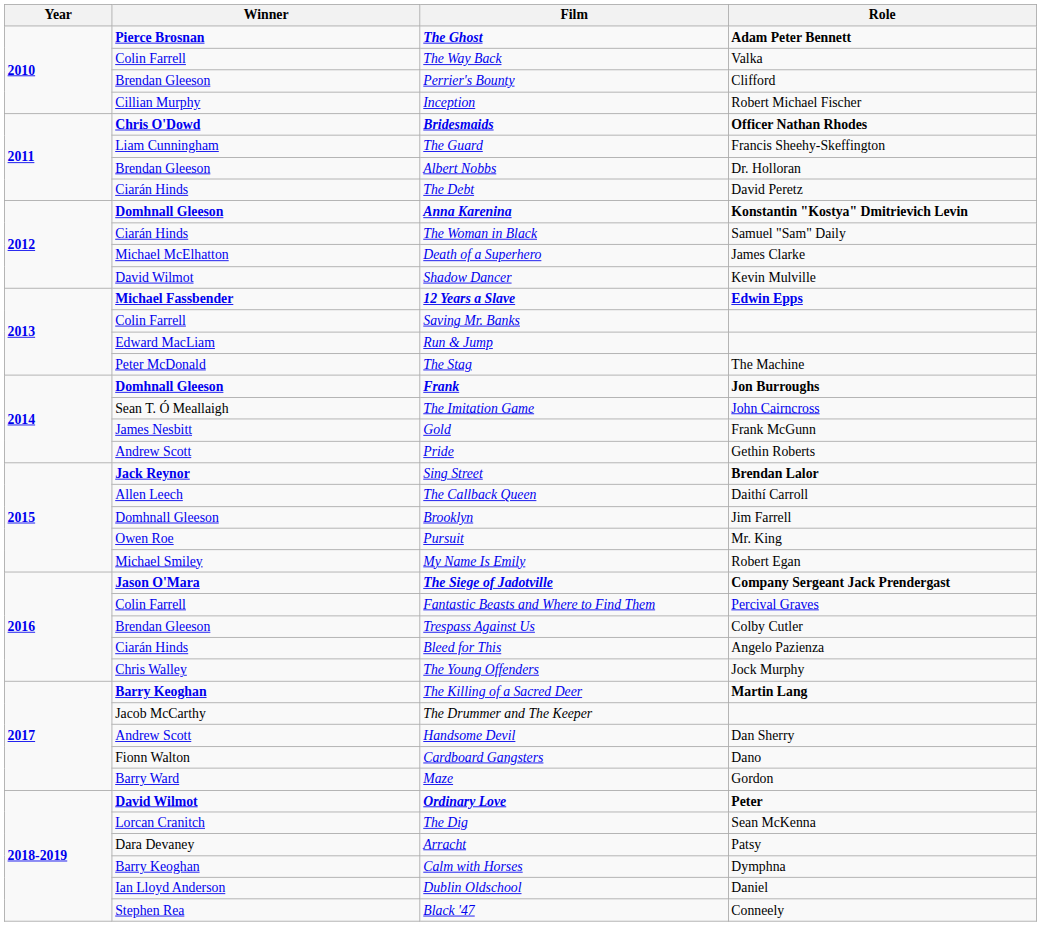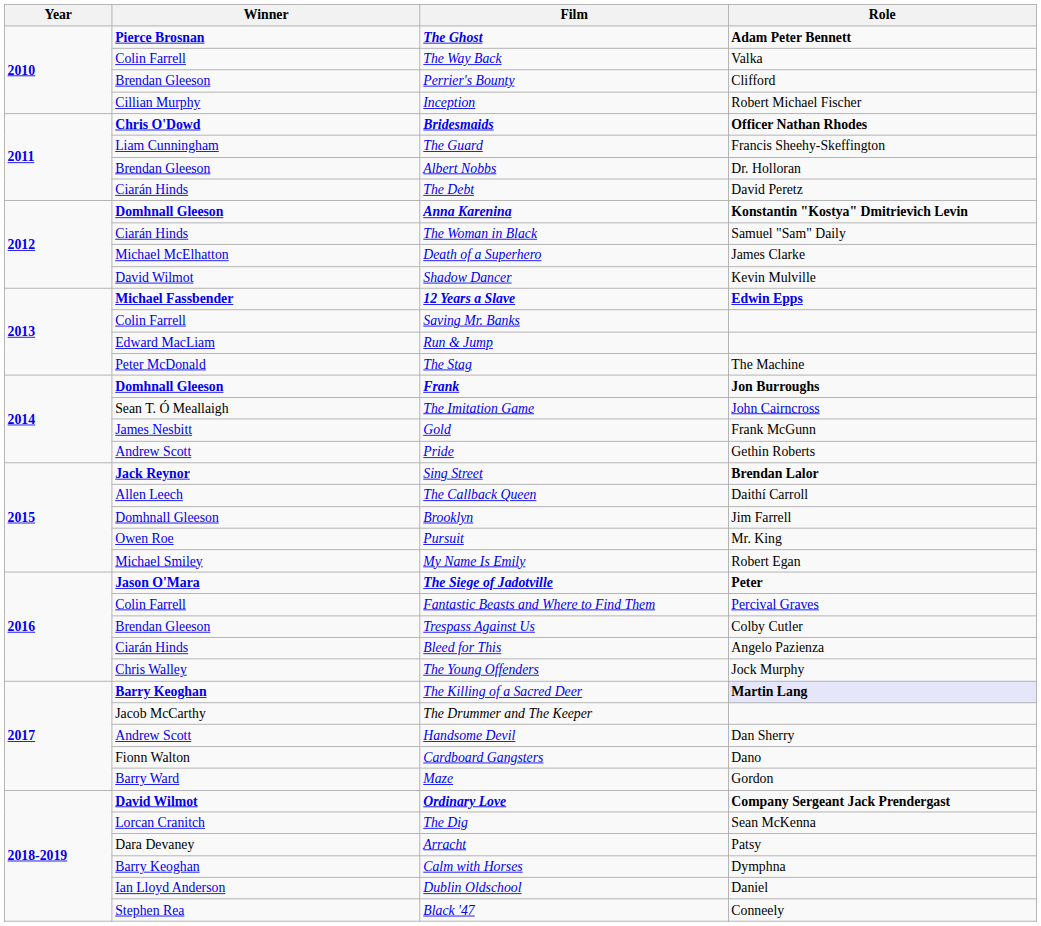(841, 582) Company Sergeant Jack Prendergast -> (747, 582) Peter
(769, 691) no background -> (769, 691) lavender background
(747, 801) Peter -> (841, 801) Company Sergeant Jack Prendergast
